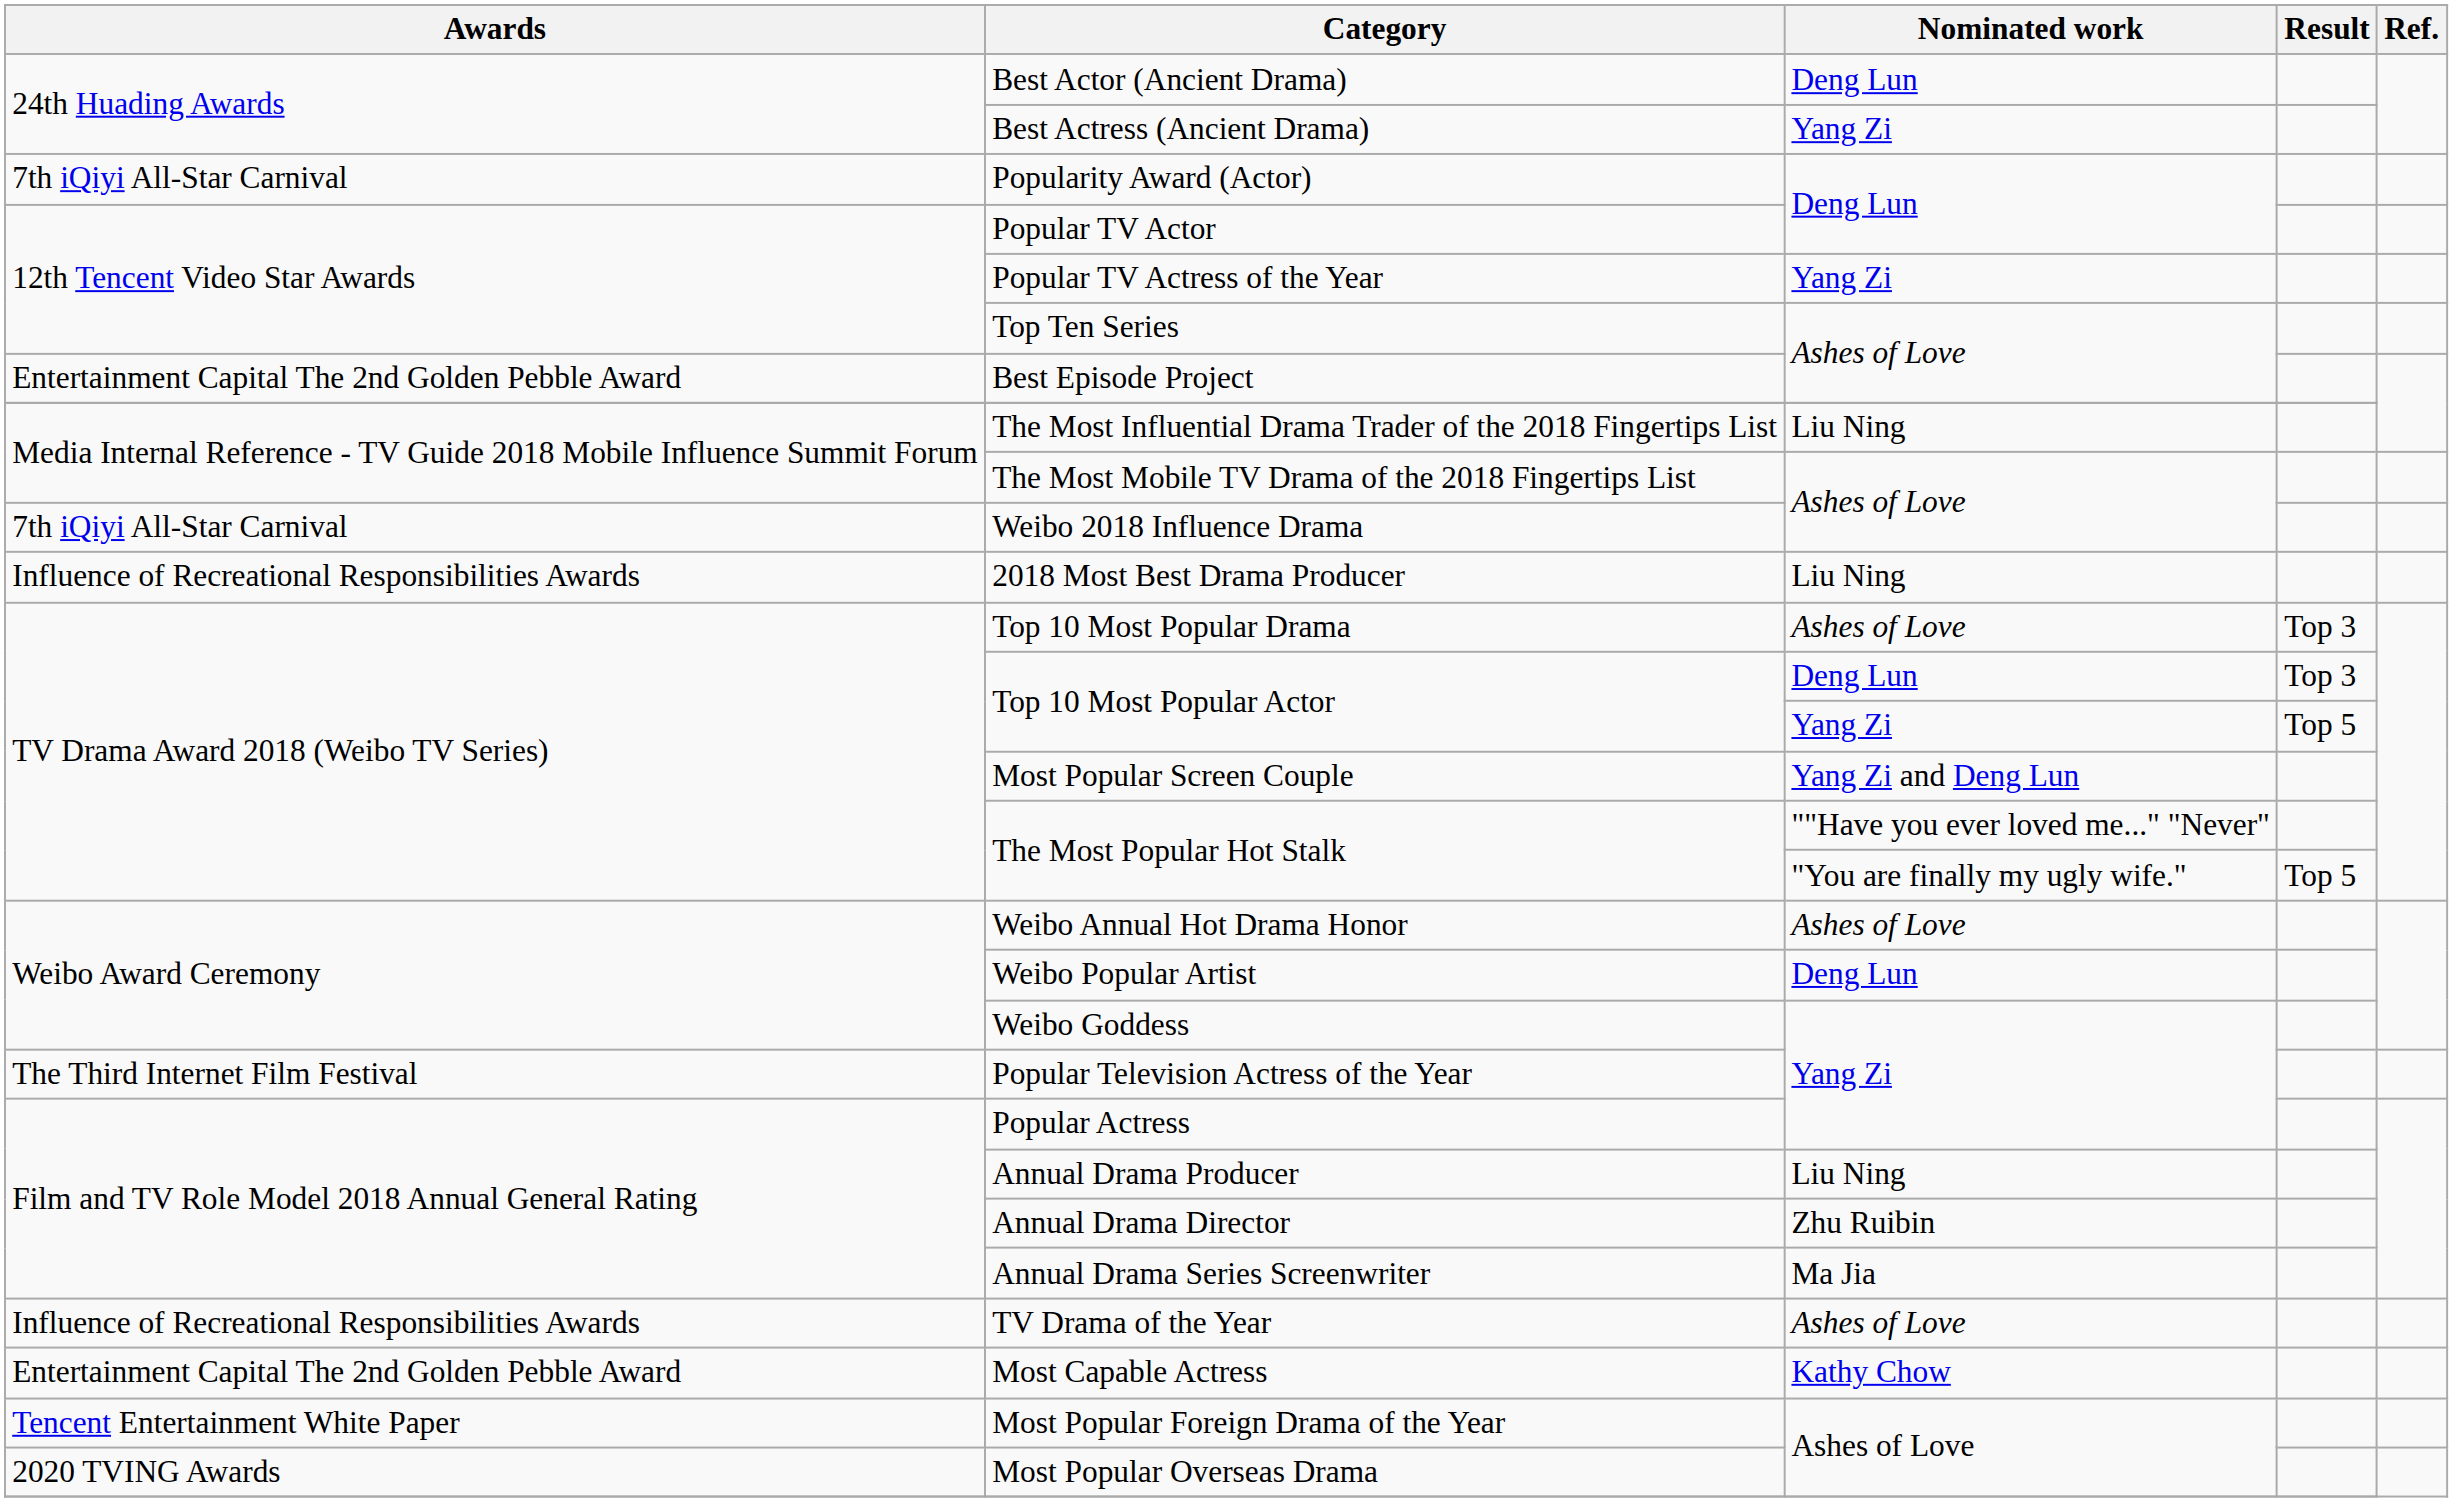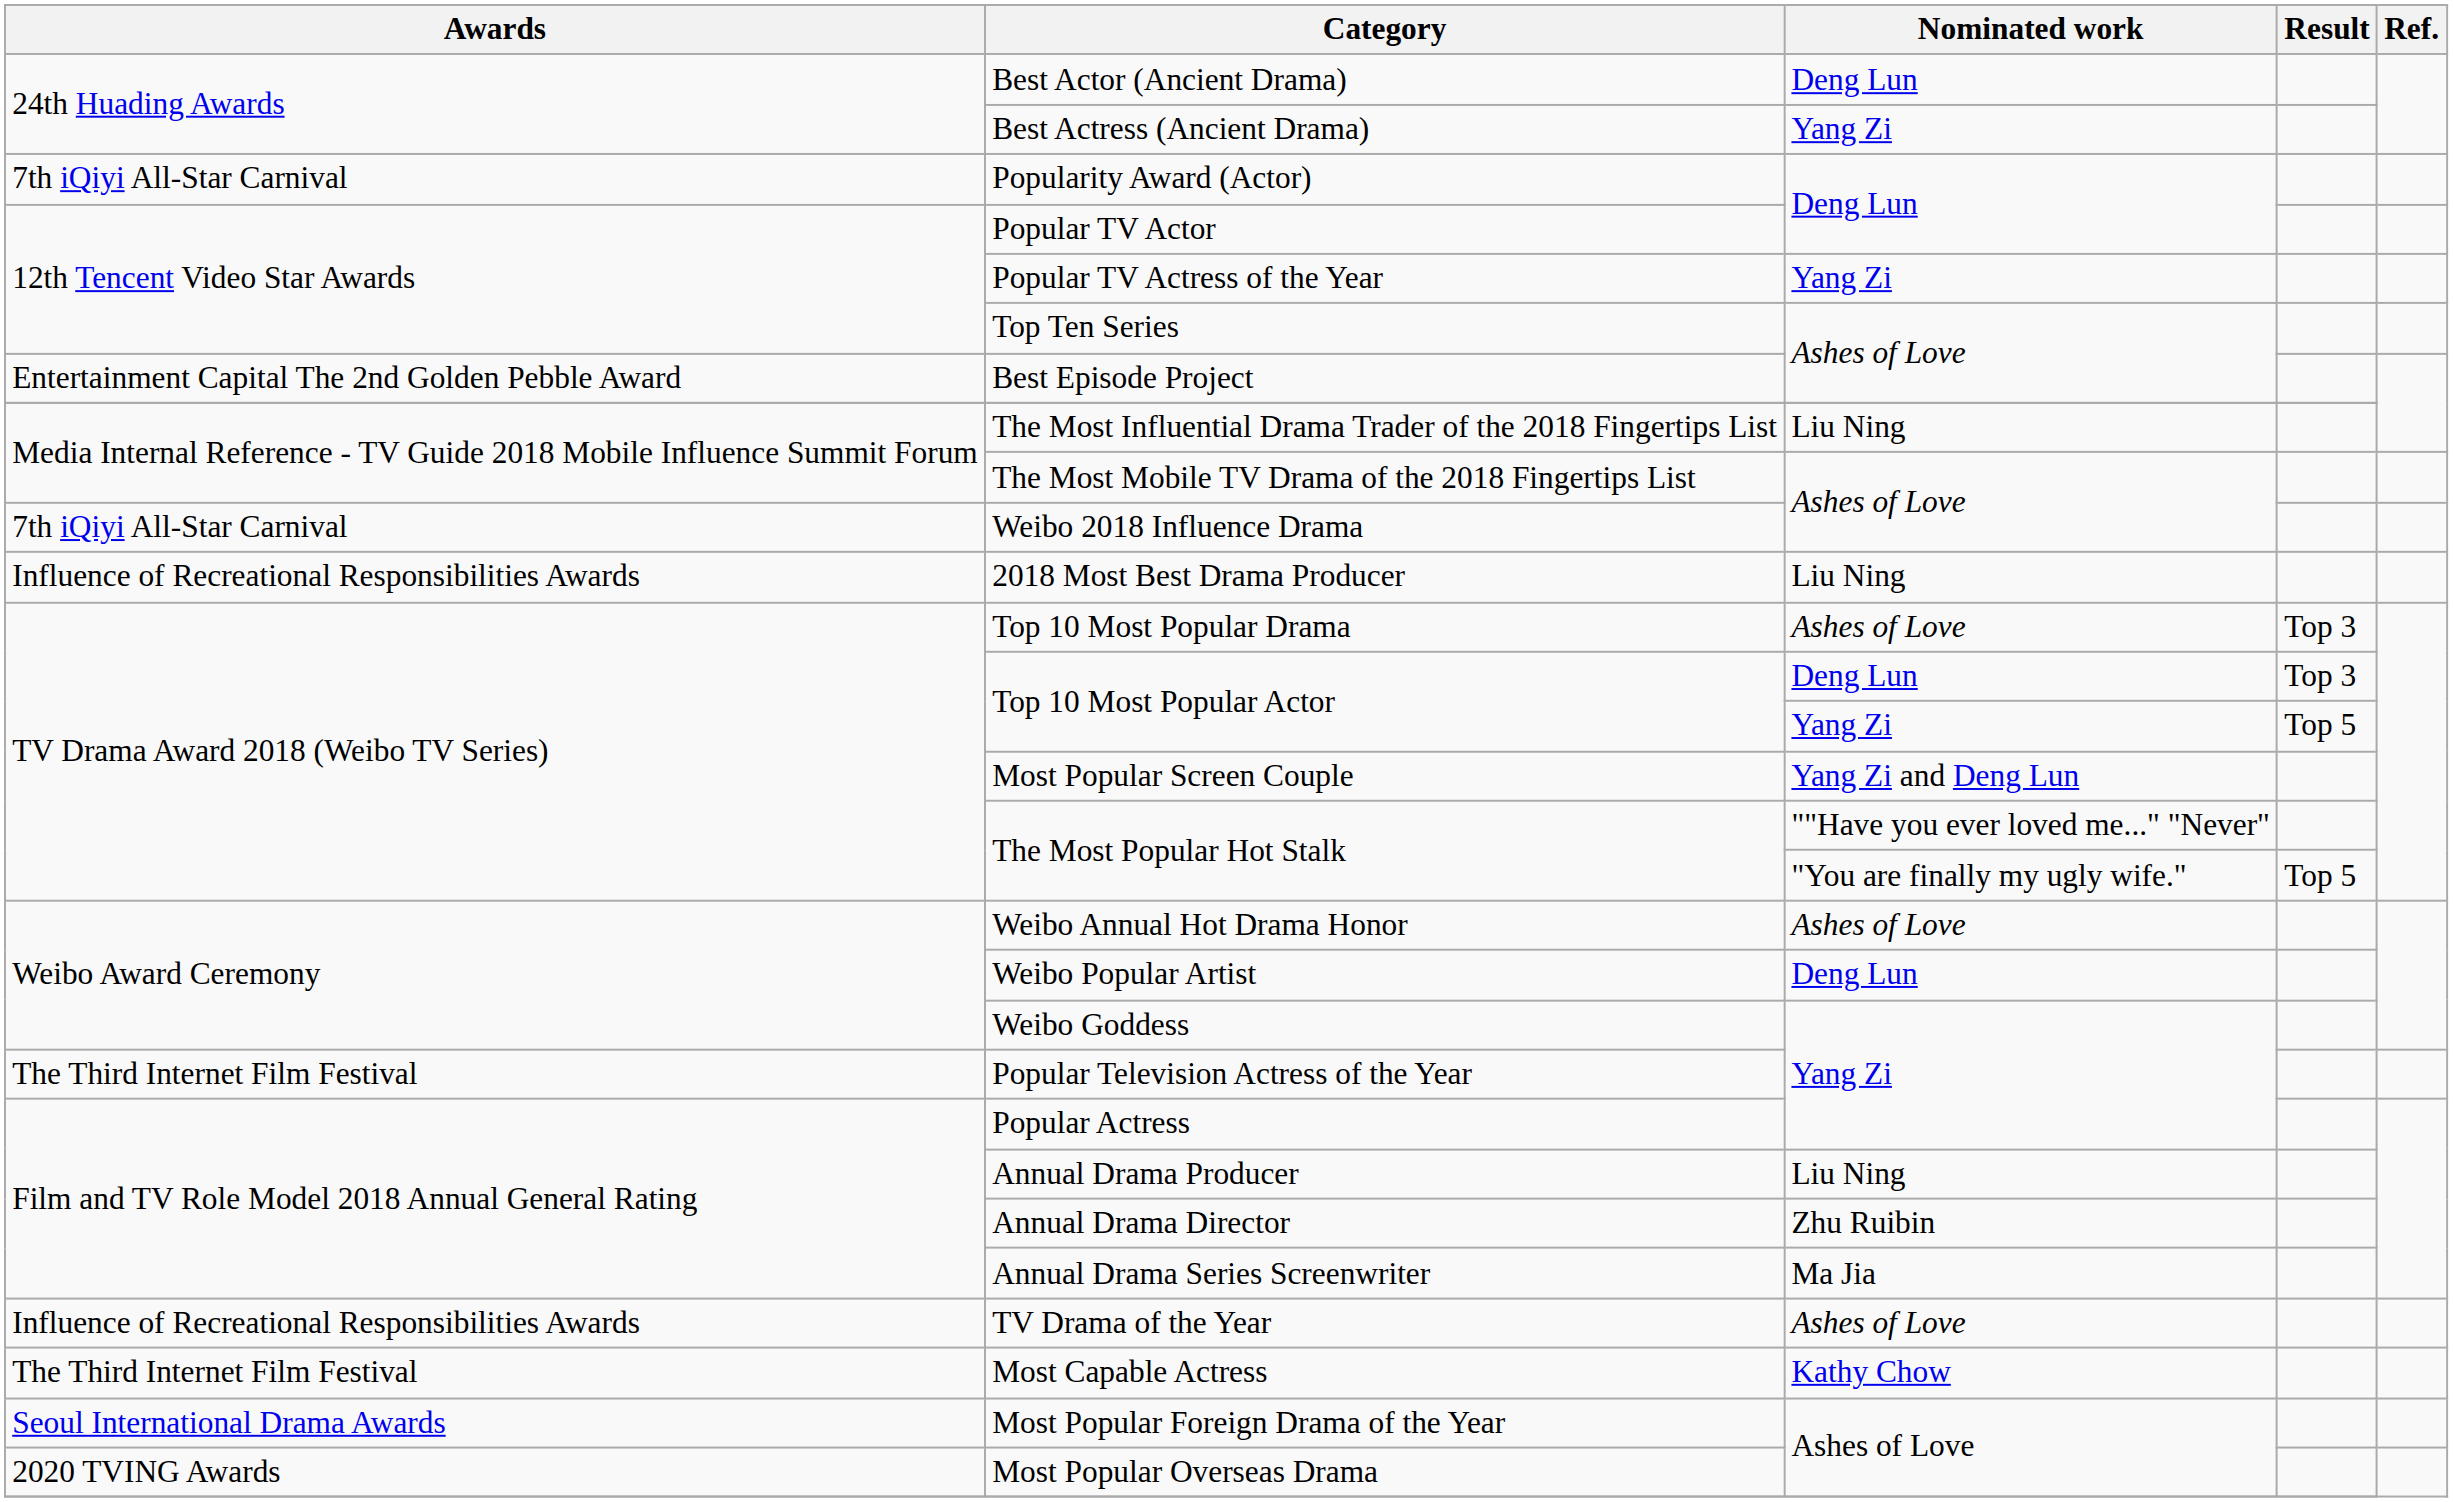(347, 1372) Entertainment Capital The 2nd Golden Pebble Award -> (215, 1372) The Third Internet Film Festival
(236, 1421) Tencent Entertainment White Paper -> (229, 1421) Seoul International Drama Awards
